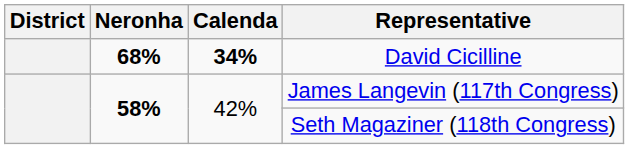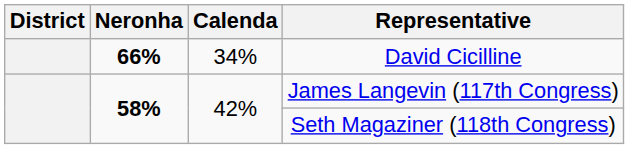(139, 56) 68% -> (139, 56) 66%
(235, 56) bold -> (235, 56) normal
